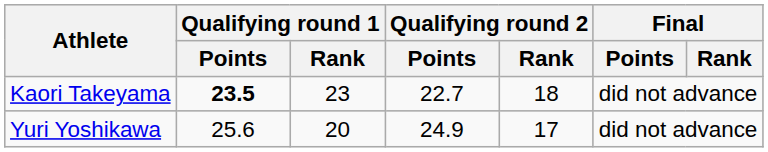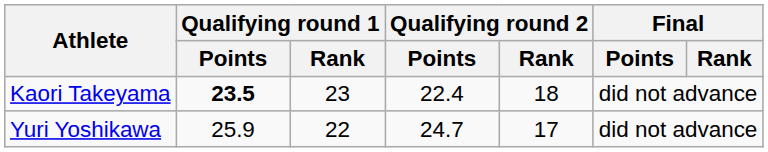(442, 94) 22.7 -> (442, 94) 22.4
(233, 129) 25.6 -> (233, 129) 25.9
(337, 129) 20 -> (337, 129) 22
(442, 129) 24.9 -> (442, 129) 24.7
